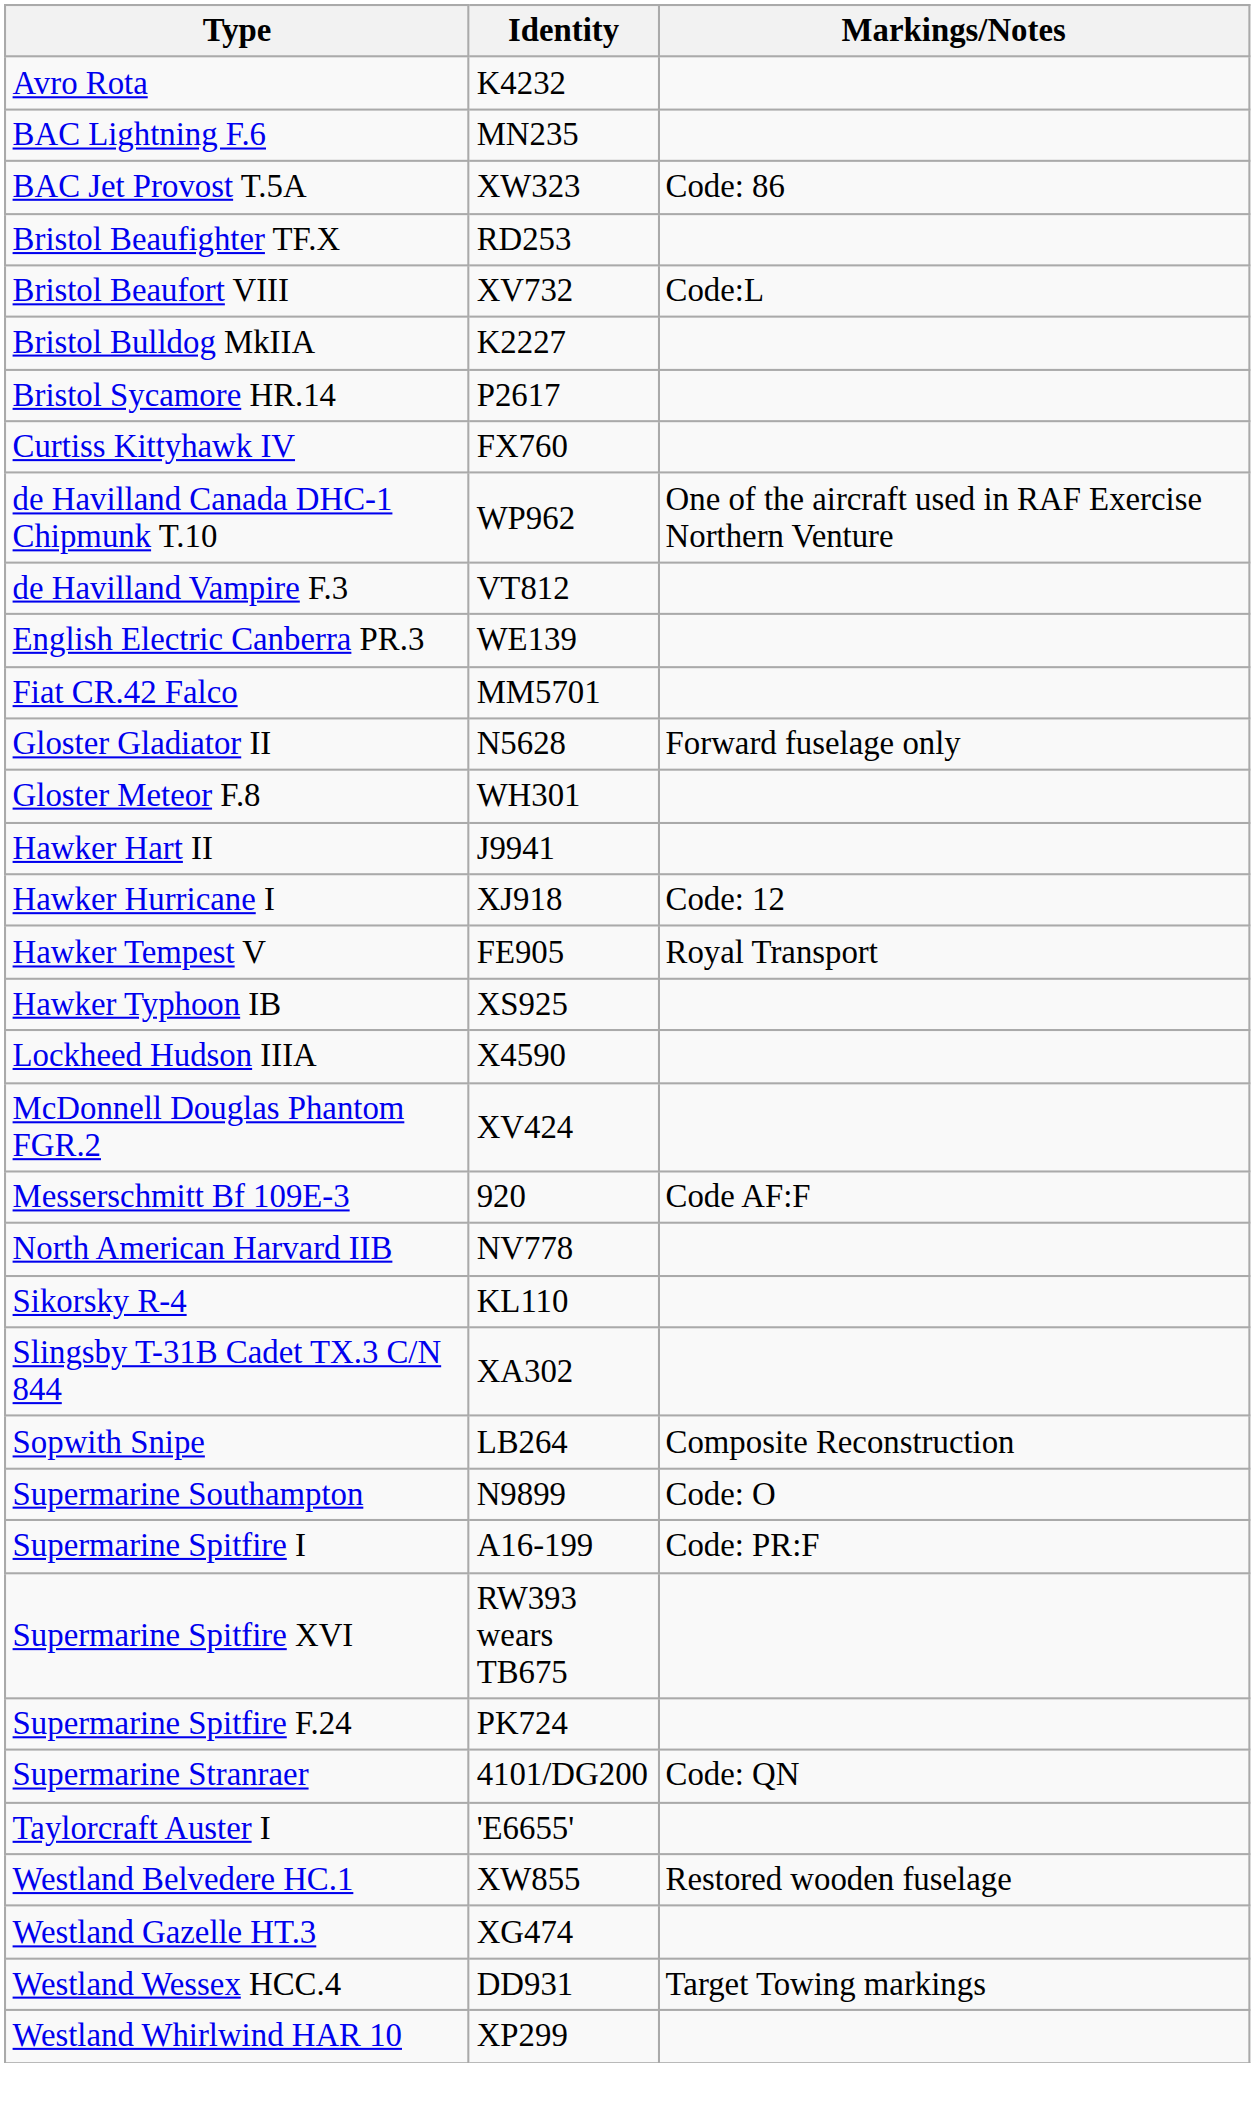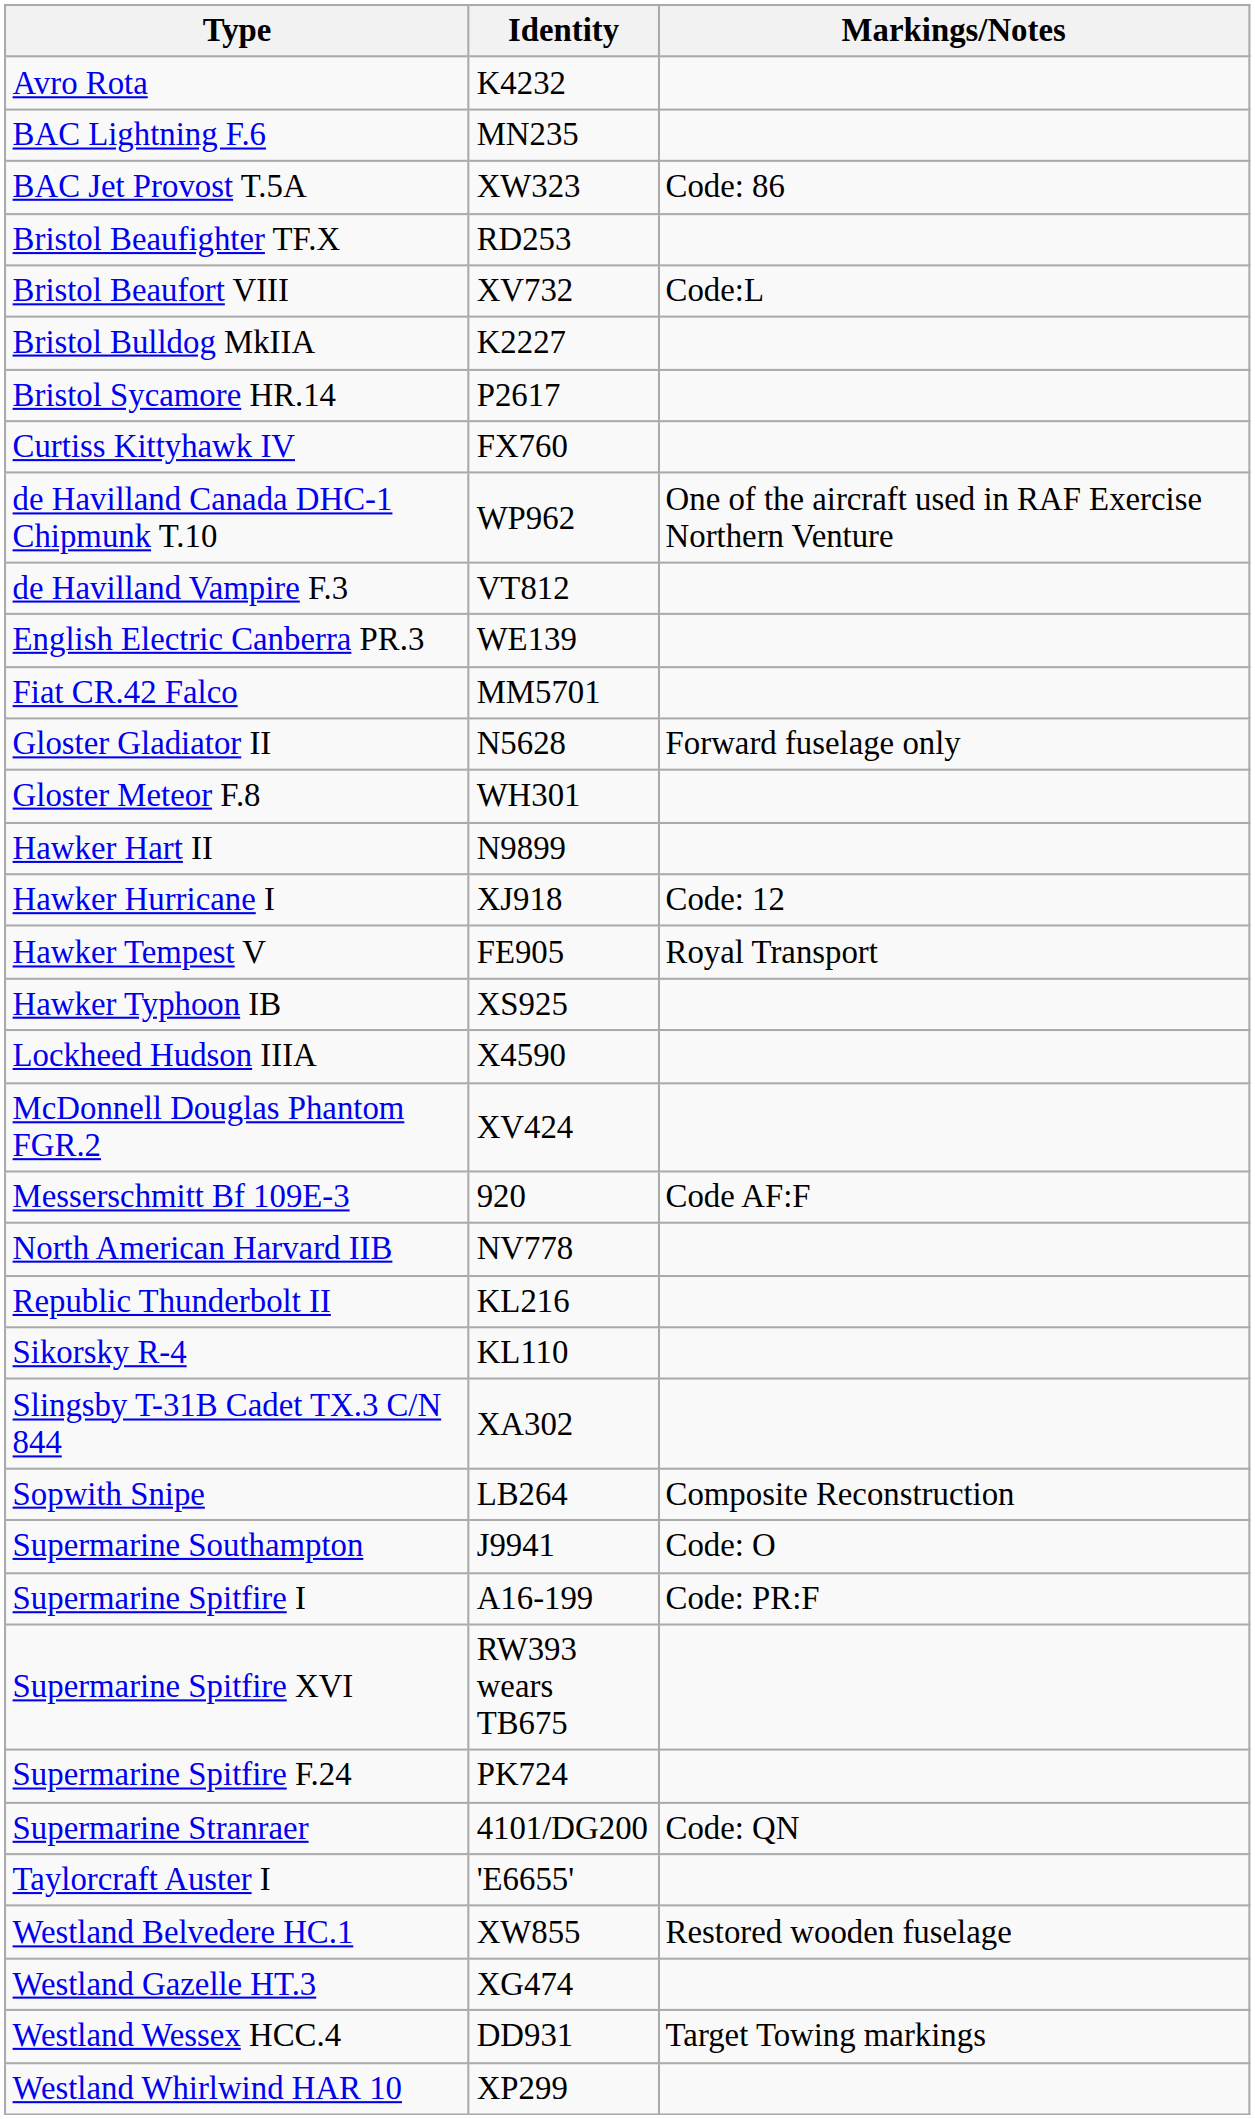(516, 847) J9941 -> (521, 847) N9899
+ row: (172, 1300)
(521, 1493) N9899 -> (516, 1545) J9941
